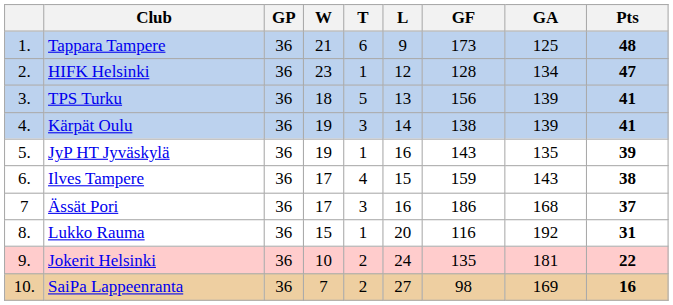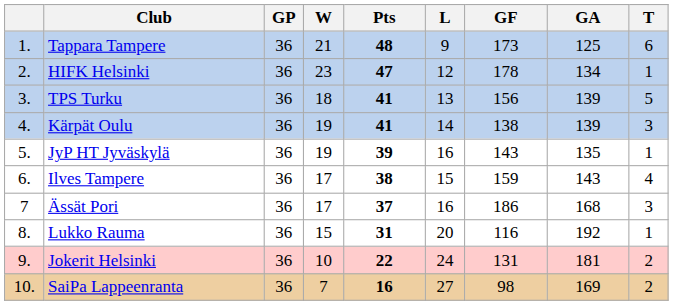columns swapped: (363, 17) <-> (627, 17)
(463, 71) 128 -> (506, 71) 178
(463, 260) 135 -> (506, 260) 131
